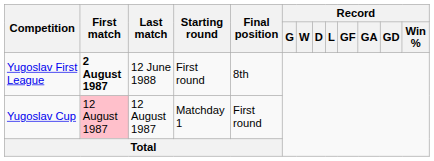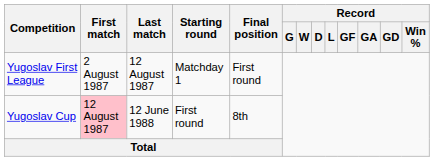(102, 74) bold -> (101, 74) normal
(151, 74) 12 June 1988 -> (147, 74) 12 August 1987
(190, 74) First round -> (199, 74) Matchday 1
(241, 74) 8th -> (247, 74) First round
(148, 117) 12 August 1987 -> (149, 117) 12 June 1988
(200, 117) Matchday 1 -> (189, 117) First round
(247, 117) First round -> (240, 117) 8th
